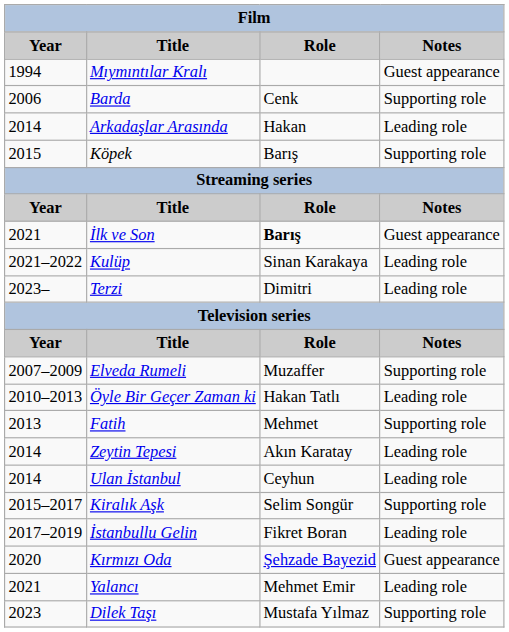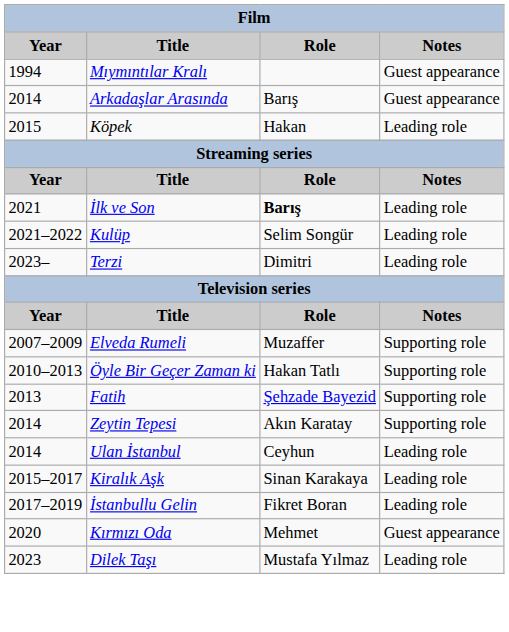- row: (110, 99)
(285, 126) Hakan -> (281, 99) Barış
(425, 126) Leading role -> (442, 99) Guest appearance
(281, 153) Barış -> (285, 126) Hakan
(435, 153) Supporting role -> (425, 126) Leading role
(442, 235) Guest appearance -> (425, 207) Leading role
(316, 262) Sinan Karakaya -> (308, 235) Selim Songür
(425, 397) Leading role -> (435, 370) Supporting role
(291, 424) Mehmet -> (320, 397) Şehzade Bayezid
(425, 451) Leading role -> (435, 424) Supporting role
(308, 505) Selim Songür -> (316, 478) Sinan Karakaya
(435, 505) Supporting role -> (425, 478) Leading role
(320, 559) Şehzade Bayezid -> (291, 532) Mehmet
- row: (114, 587)
(435, 614) Supporting role -> (425, 559) Leading role
